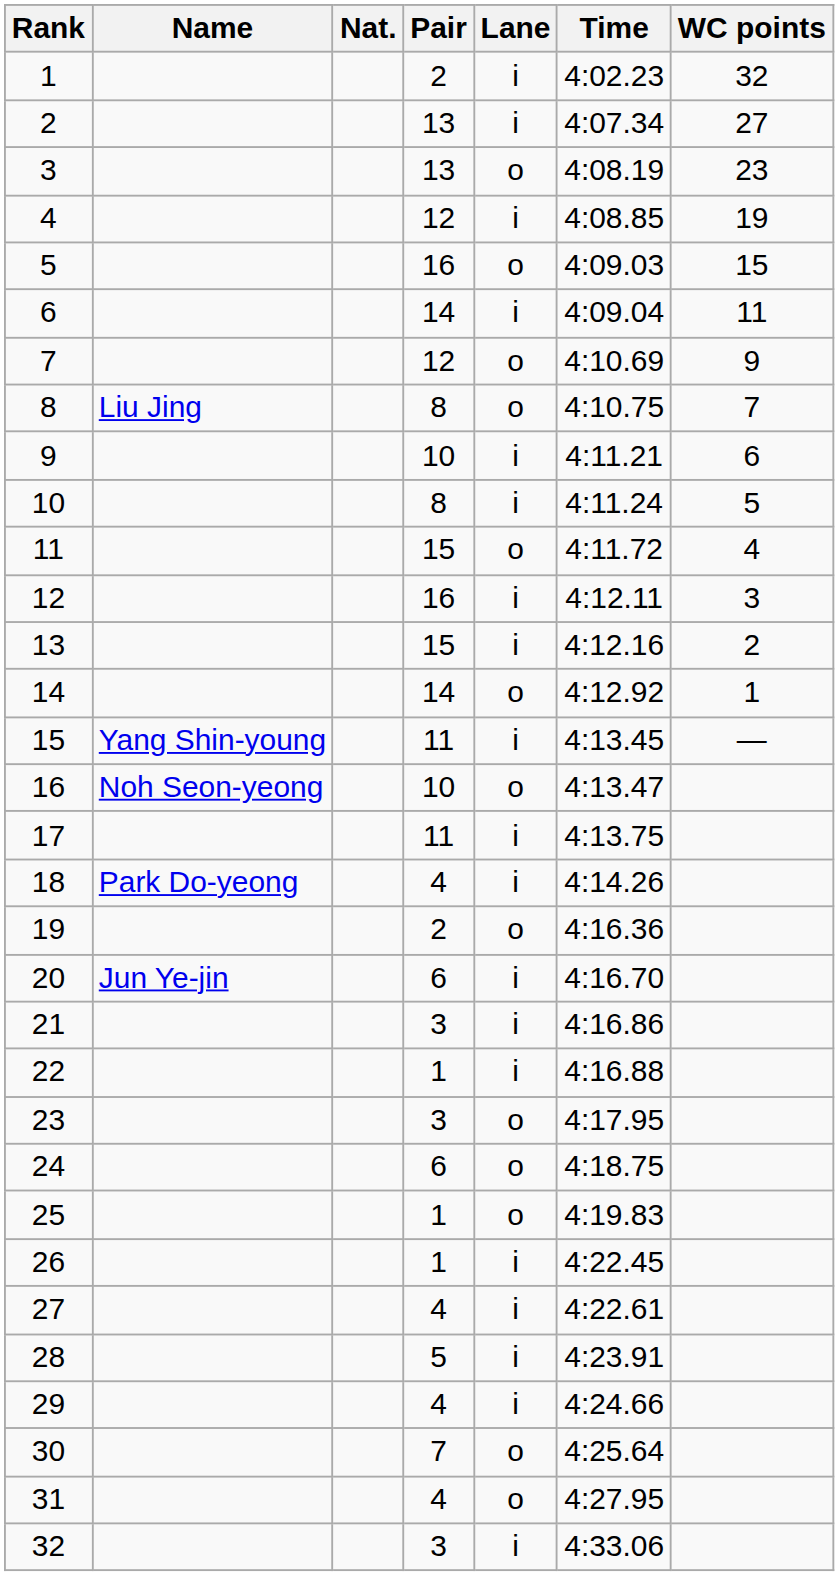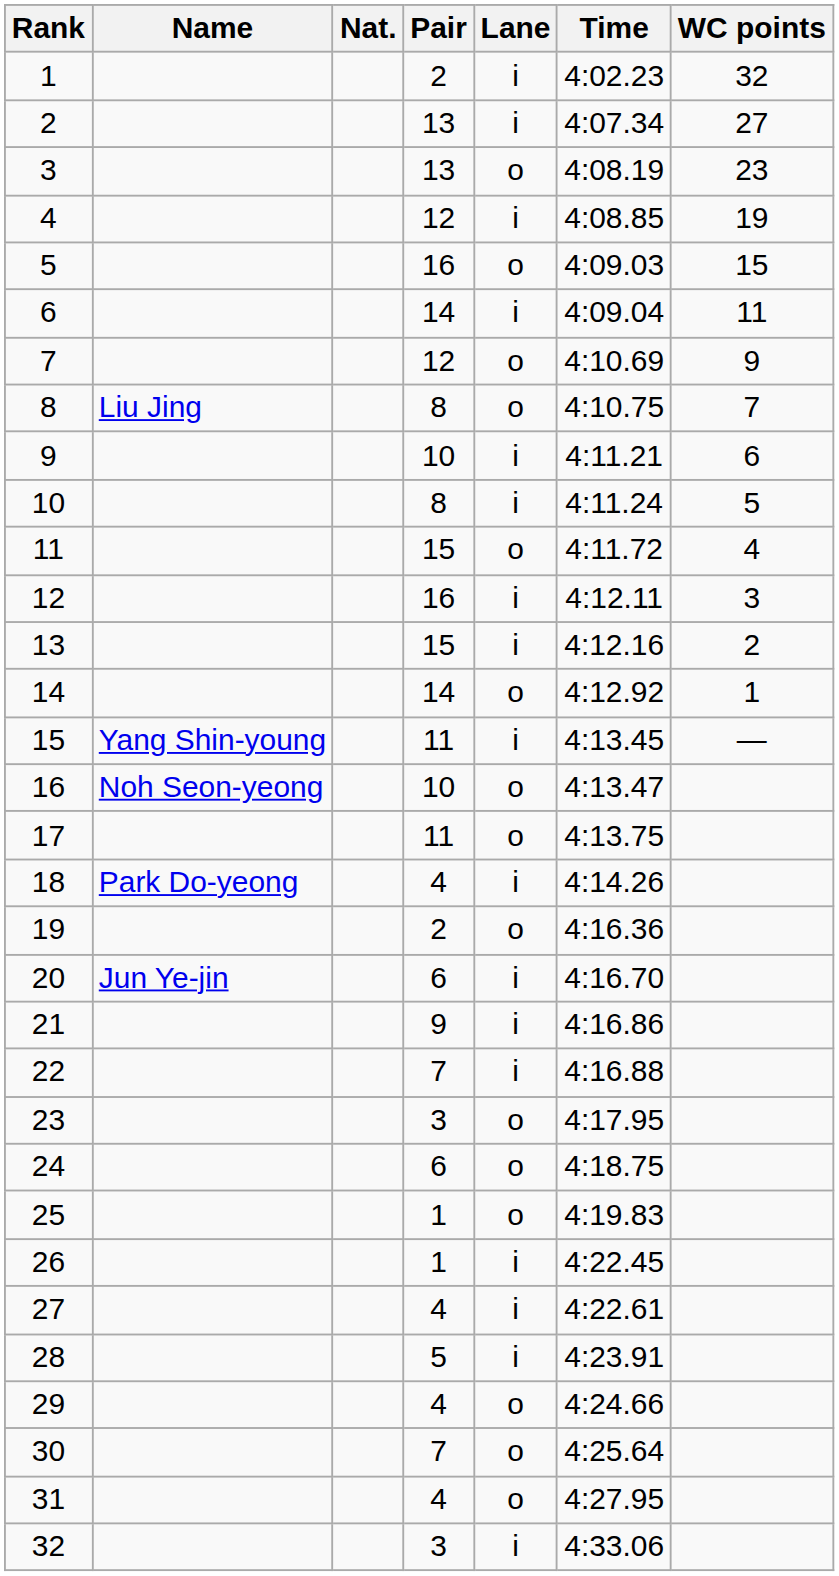(516, 834) i -> (516, 834) o
(439, 1024) 3 -> (439, 1024) 9
(439, 1072) 1 -> (439, 1072) 7
(516, 1404) i -> (516, 1404) o
